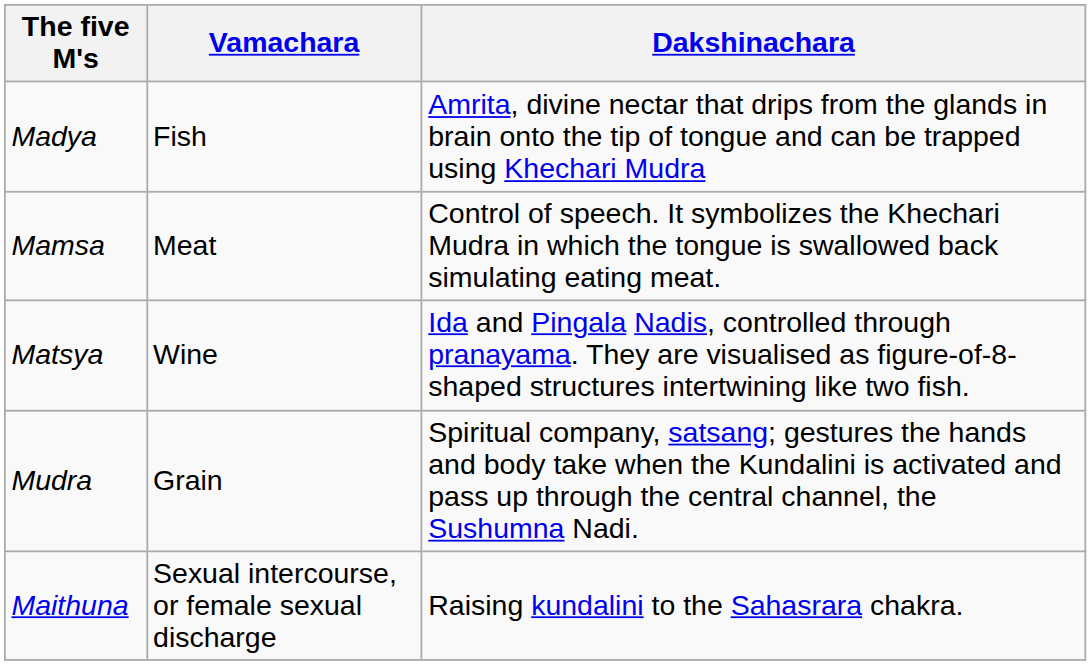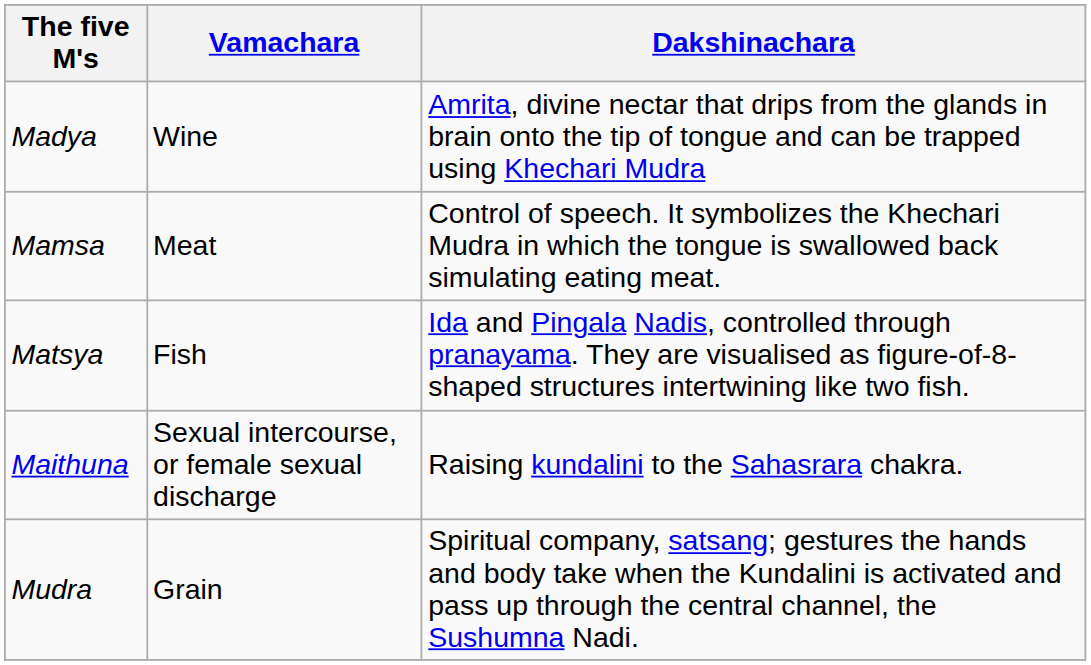(180, 136) Fish -> (185, 136) Wine
(185, 354) Wine -> (180, 354) Fish
rows swapped: (52, 480) <-> (70, 605)
